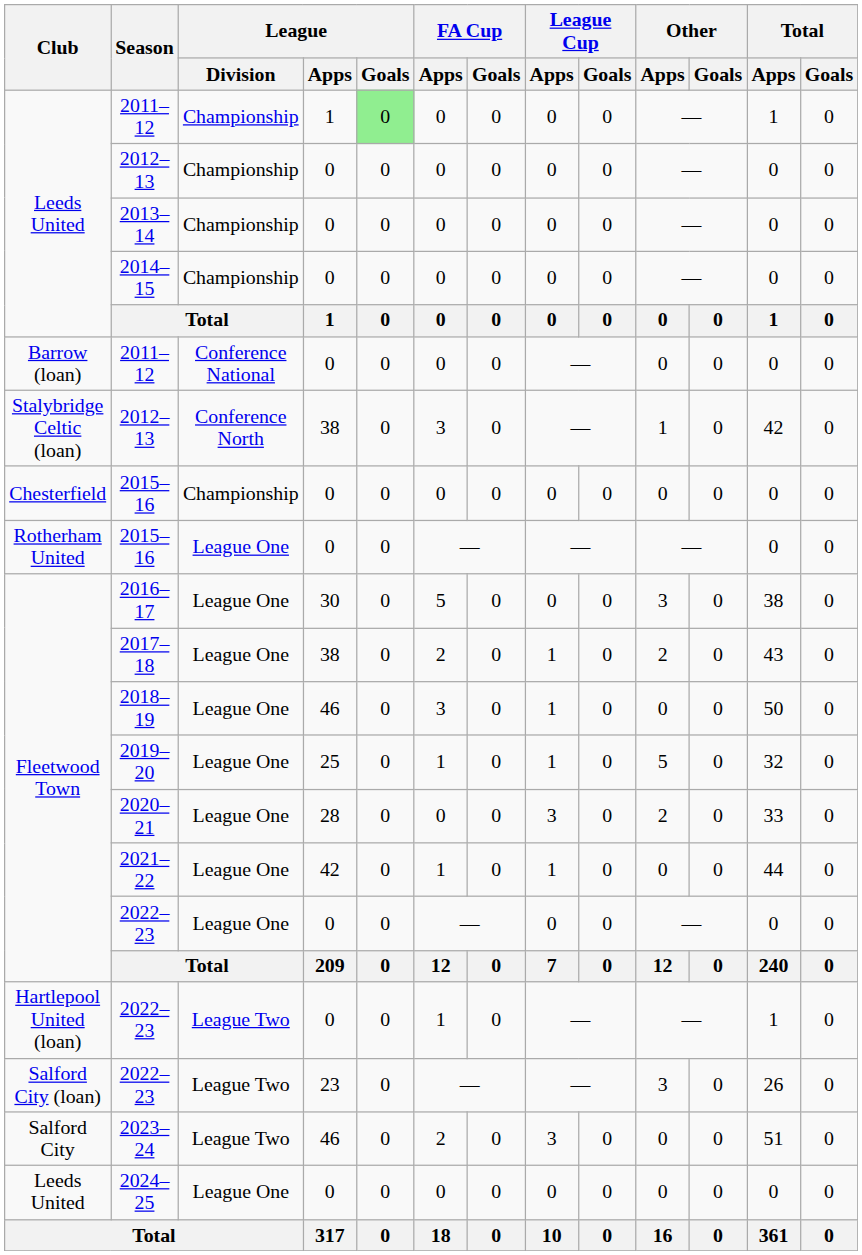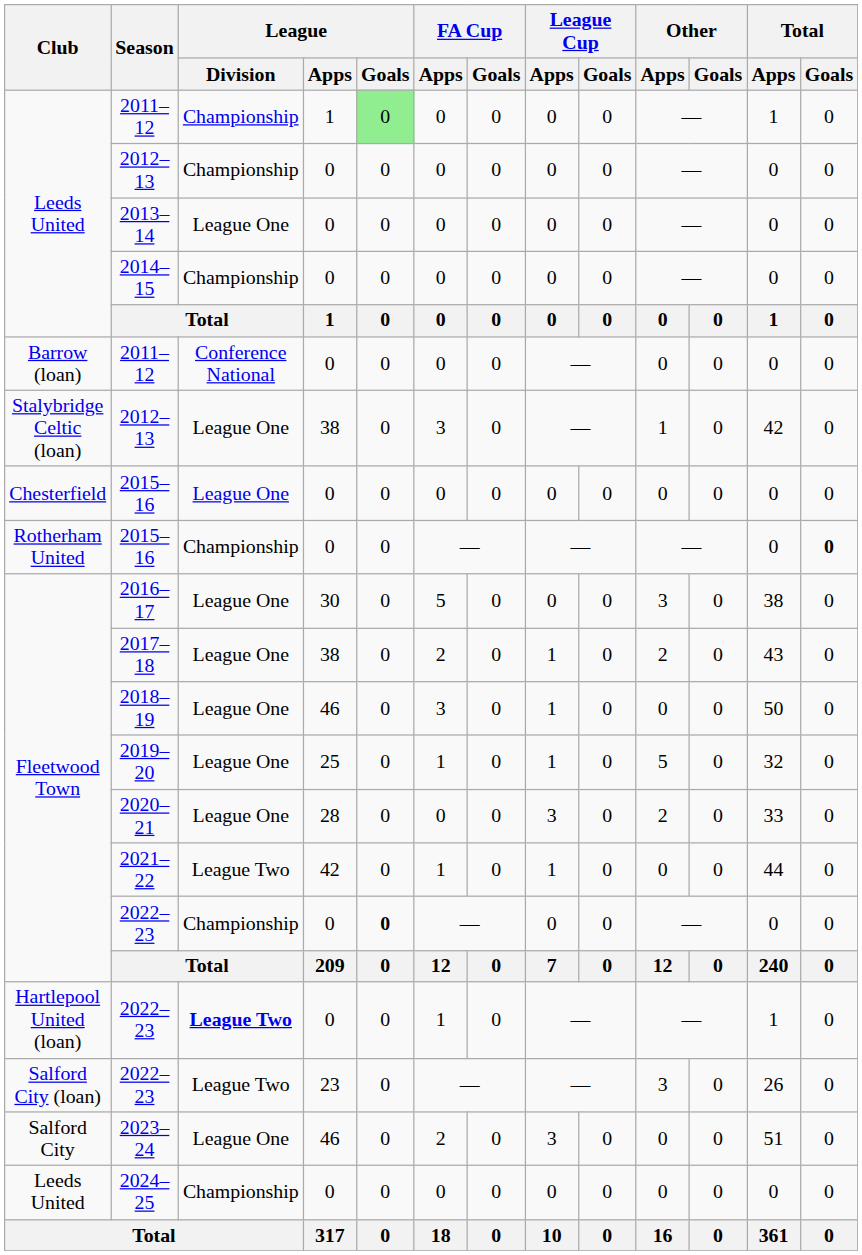(241, 224) Championship -> (241, 224) League One
(241, 428) Conference North -> (241, 428) League One
(241, 493) Championship -> (241, 493) League One
(241, 546) League One -> (241, 546) Championship
(829, 546) normal -> (829, 546) bold
(241, 869) League One -> (241, 869) League Two
(241, 923) League One -> (241, 923) Championship
(385, 923) normal -> (385, 923) bold
(241, 1019) normal -> (241, 1019) bold
(241, 1138) League Two -> (241, 1138) League One
(241, 1192) League One -> (241, 1192) Championship
